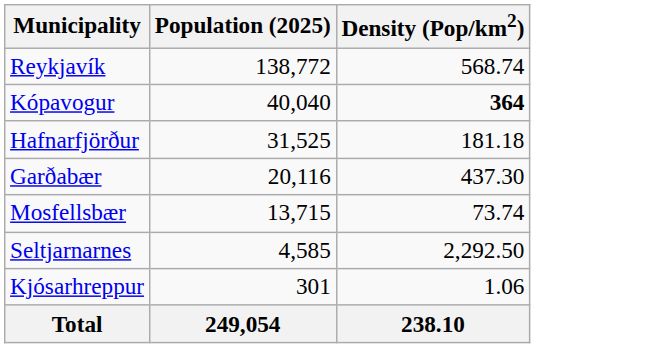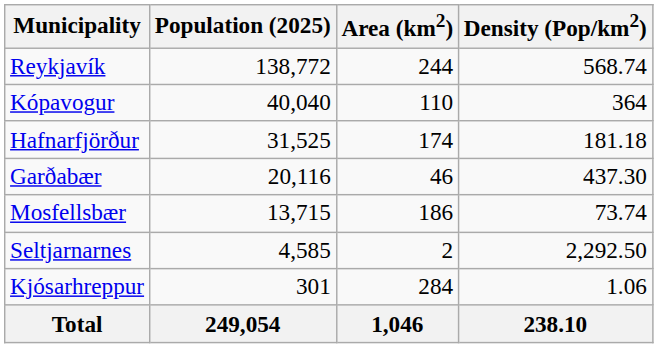+ column: (397, 26)
(507, 102) bold -> (629, 102) normal
